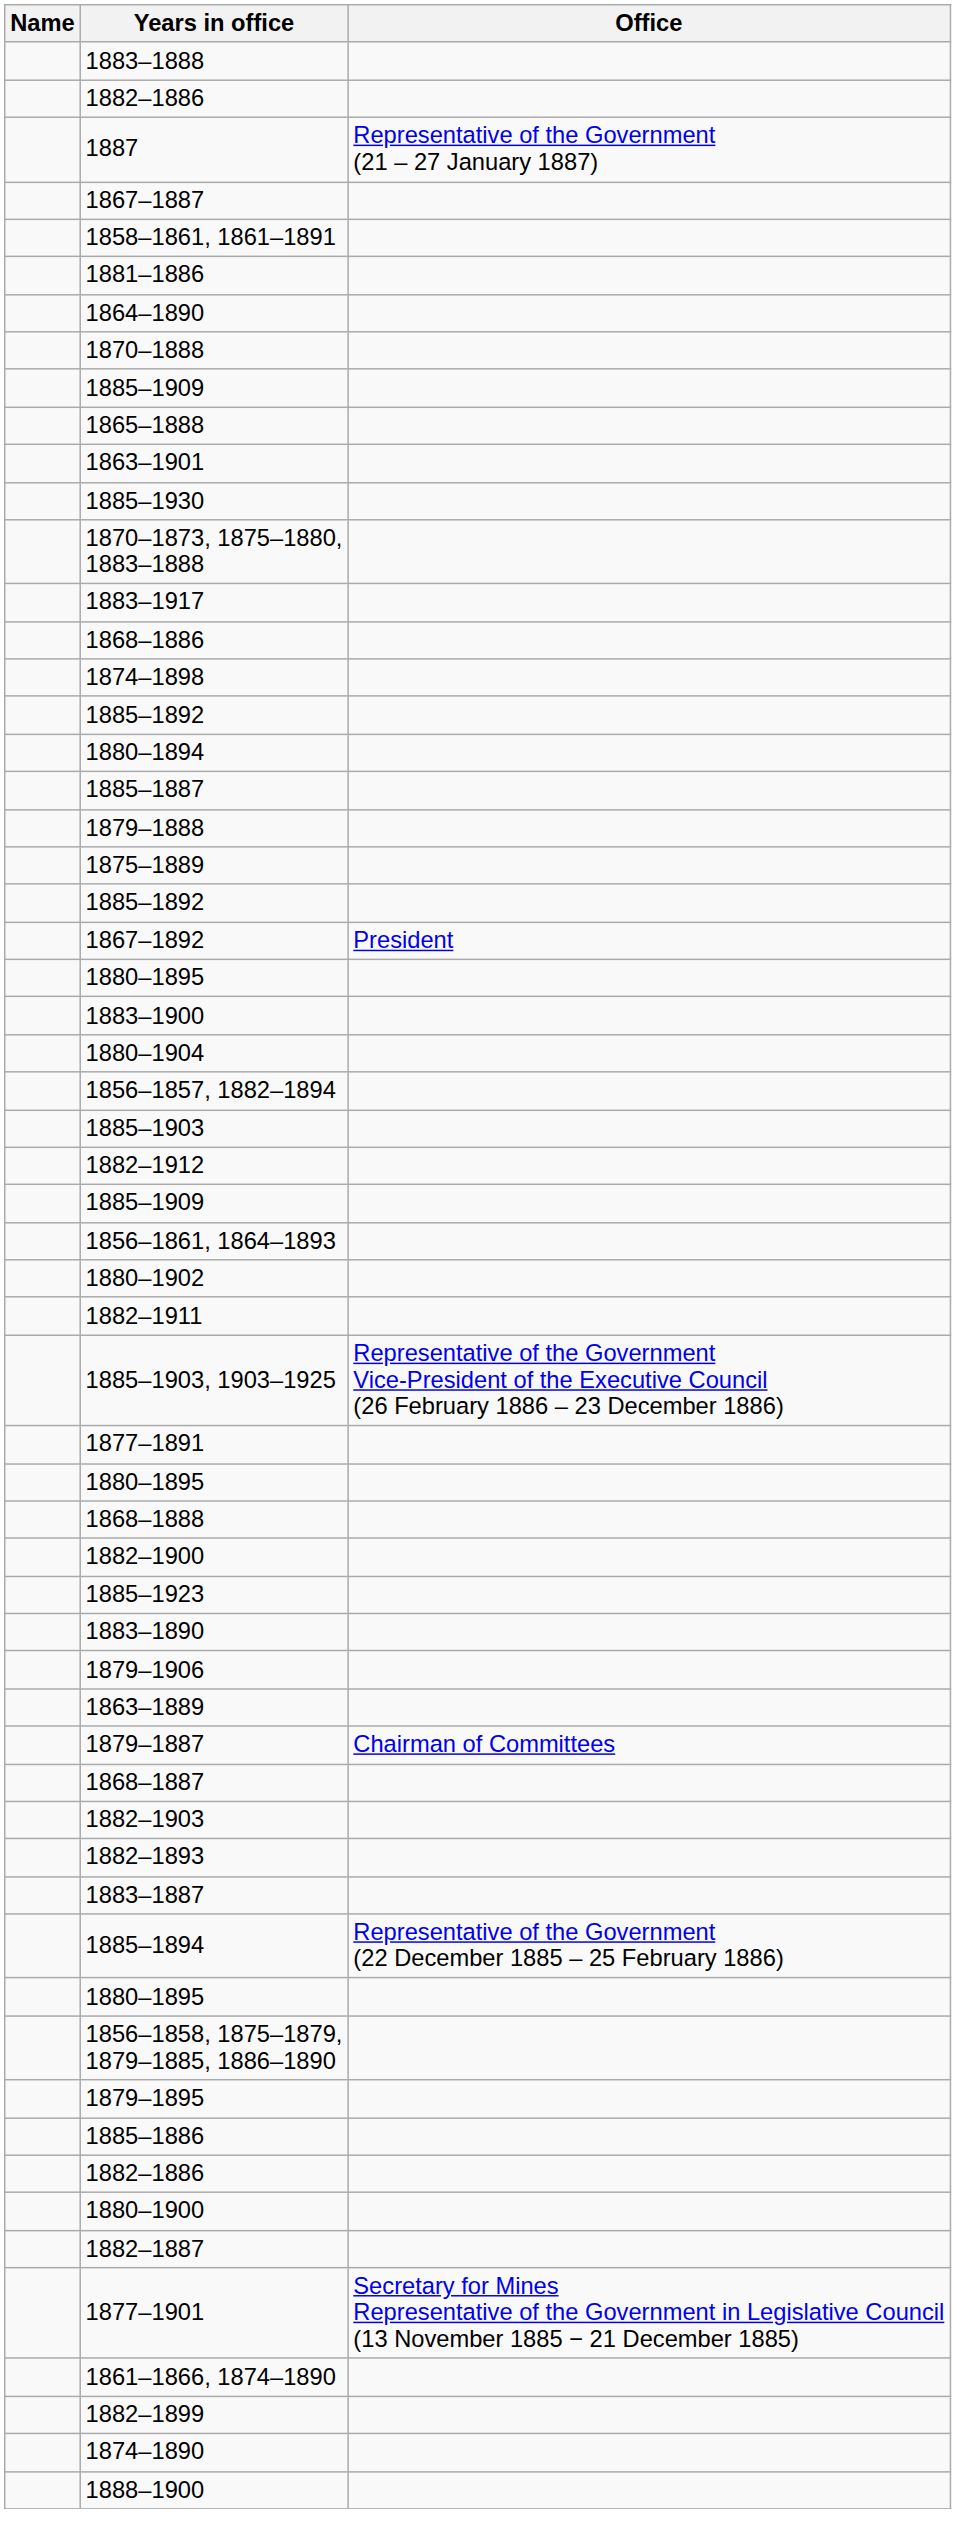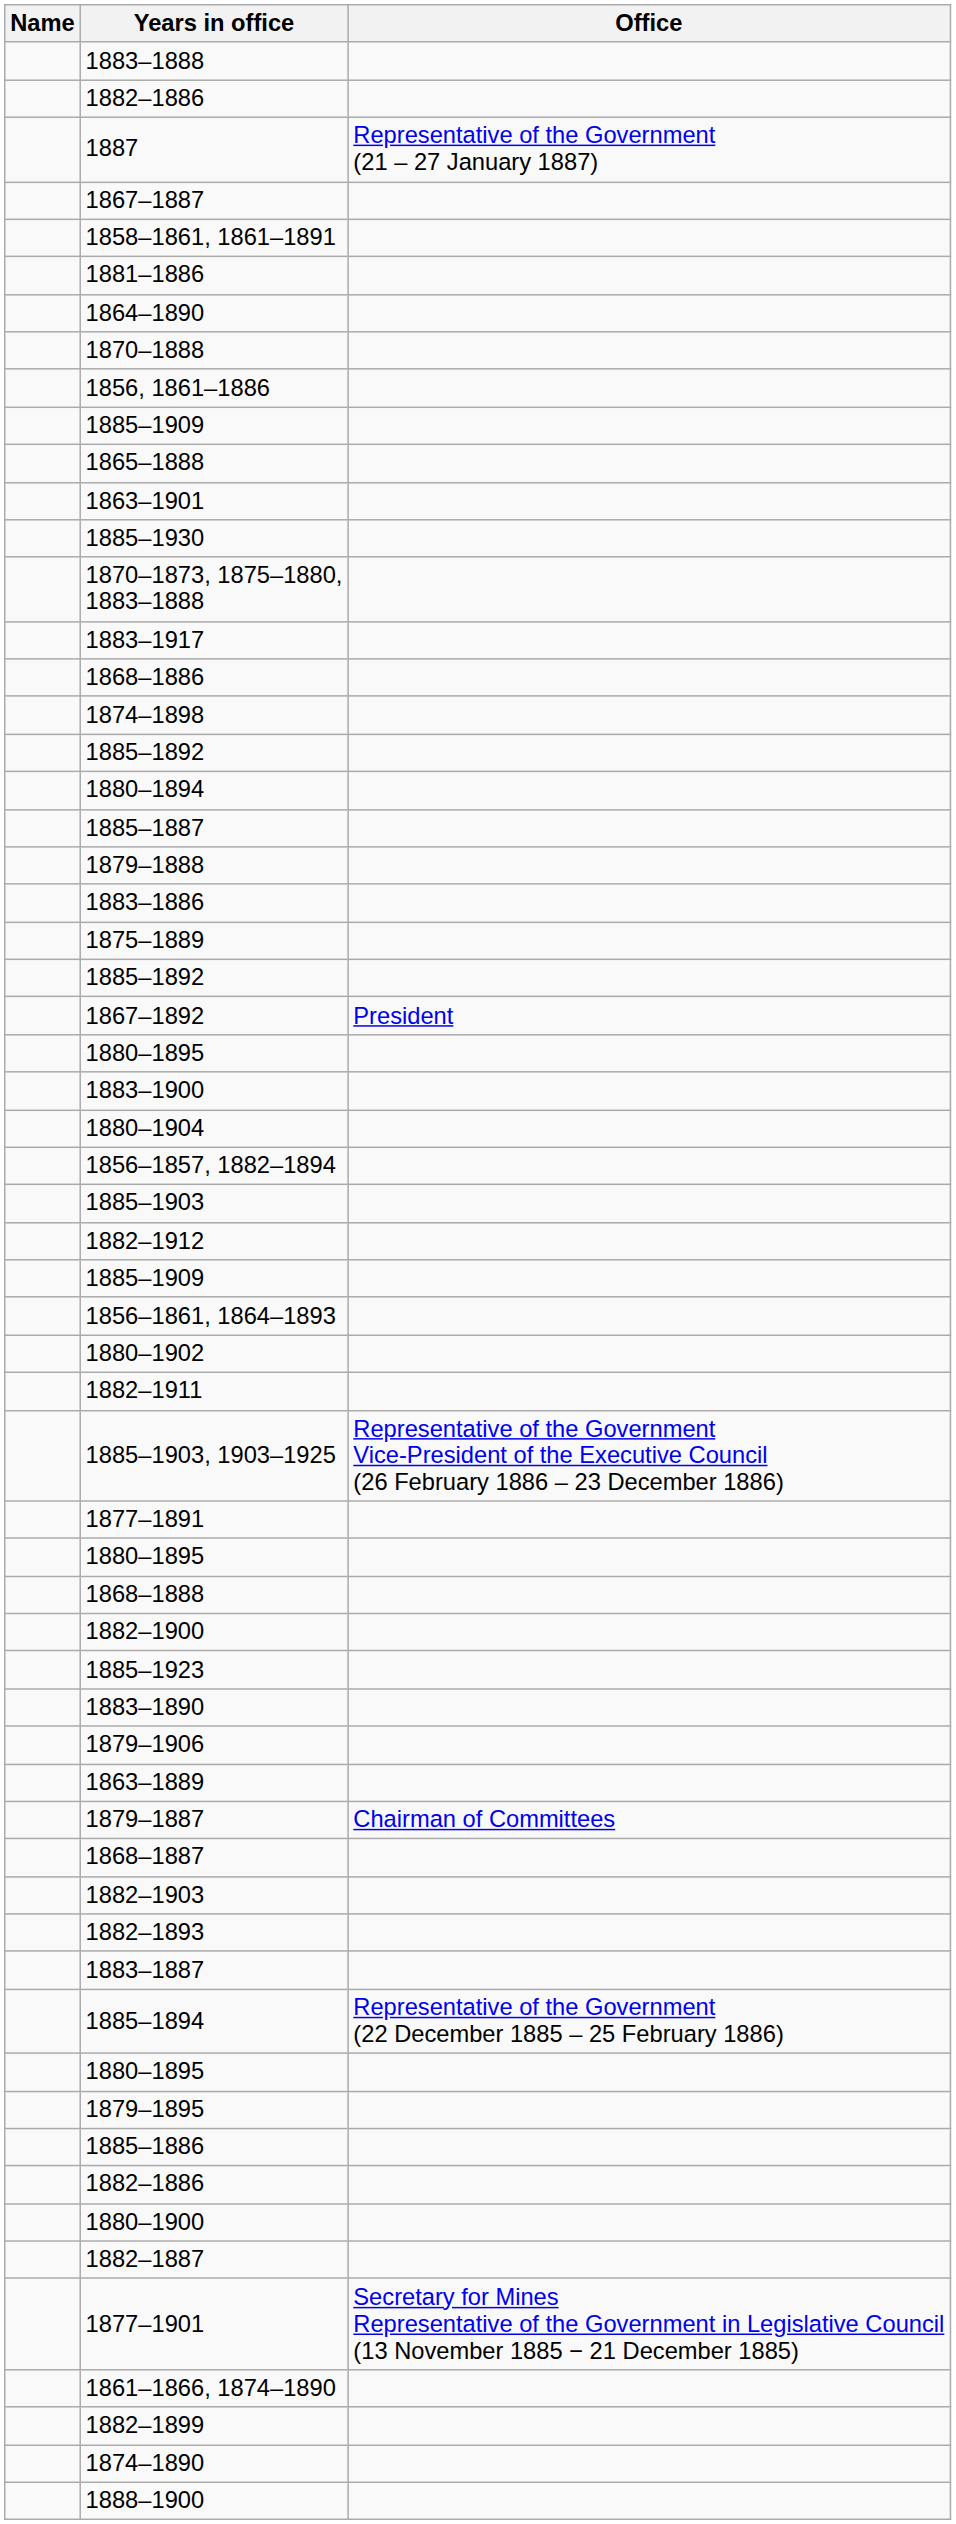+ row: (178, 387)
+ row: (145, 902)
- row: (214, 2047)
